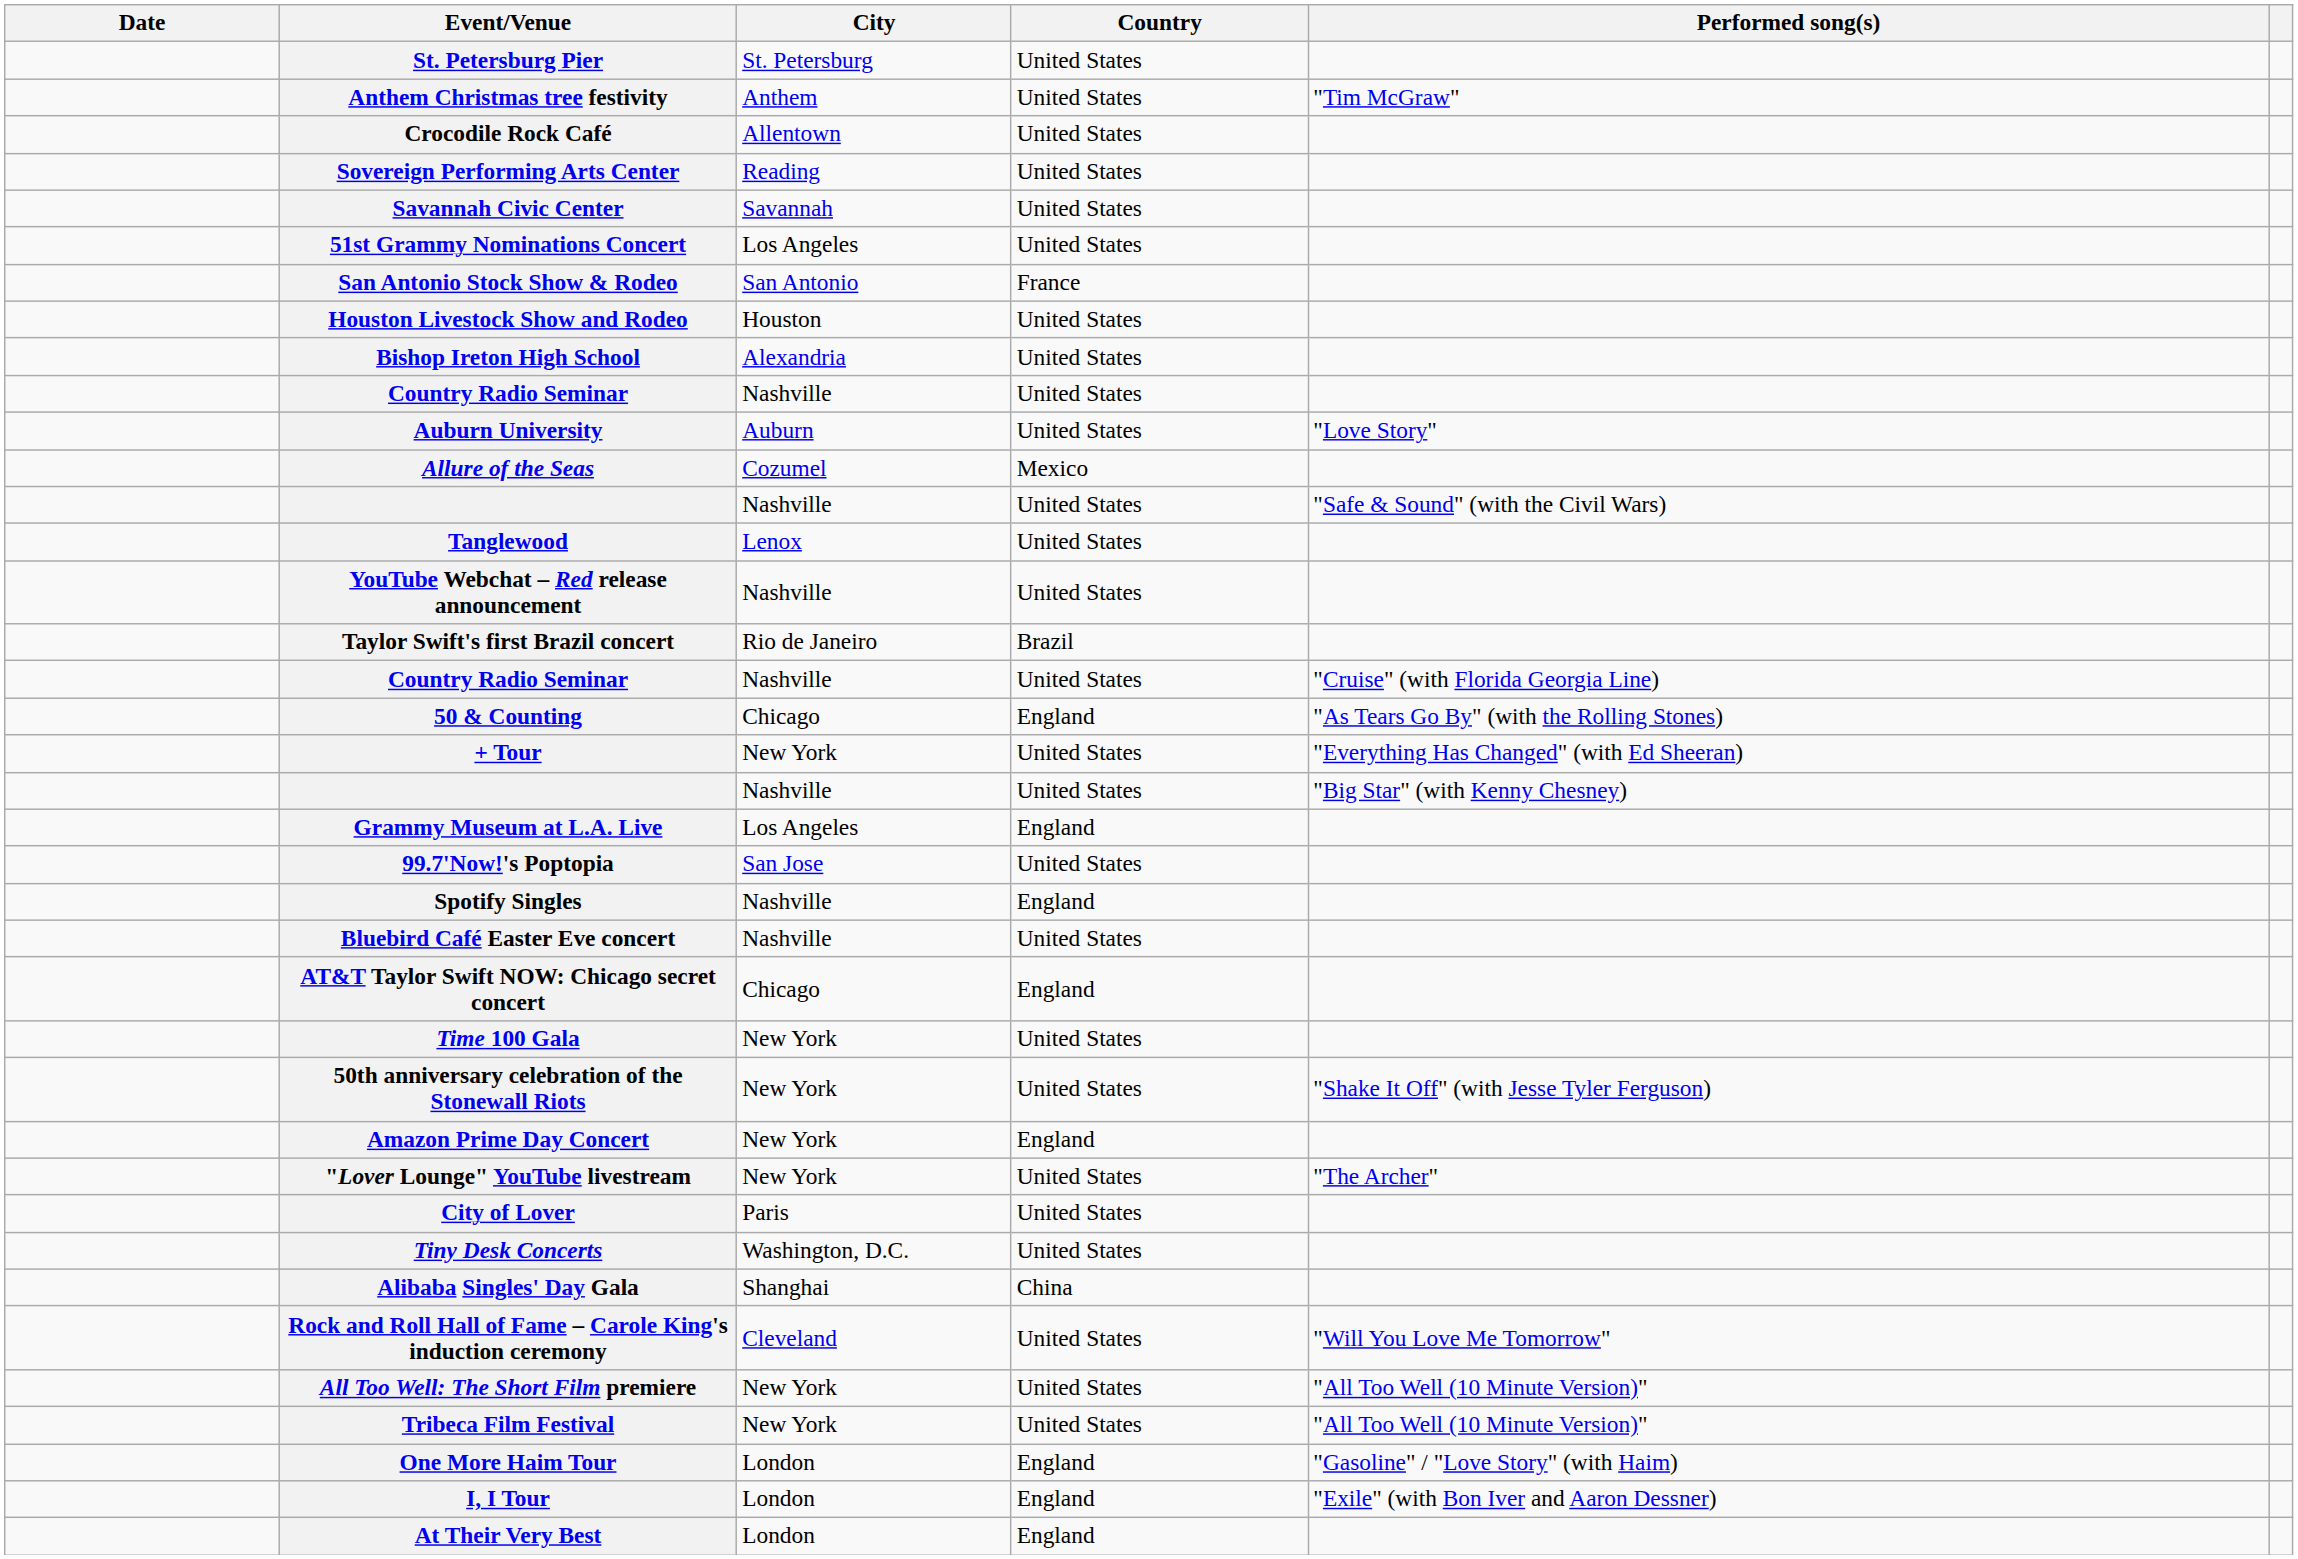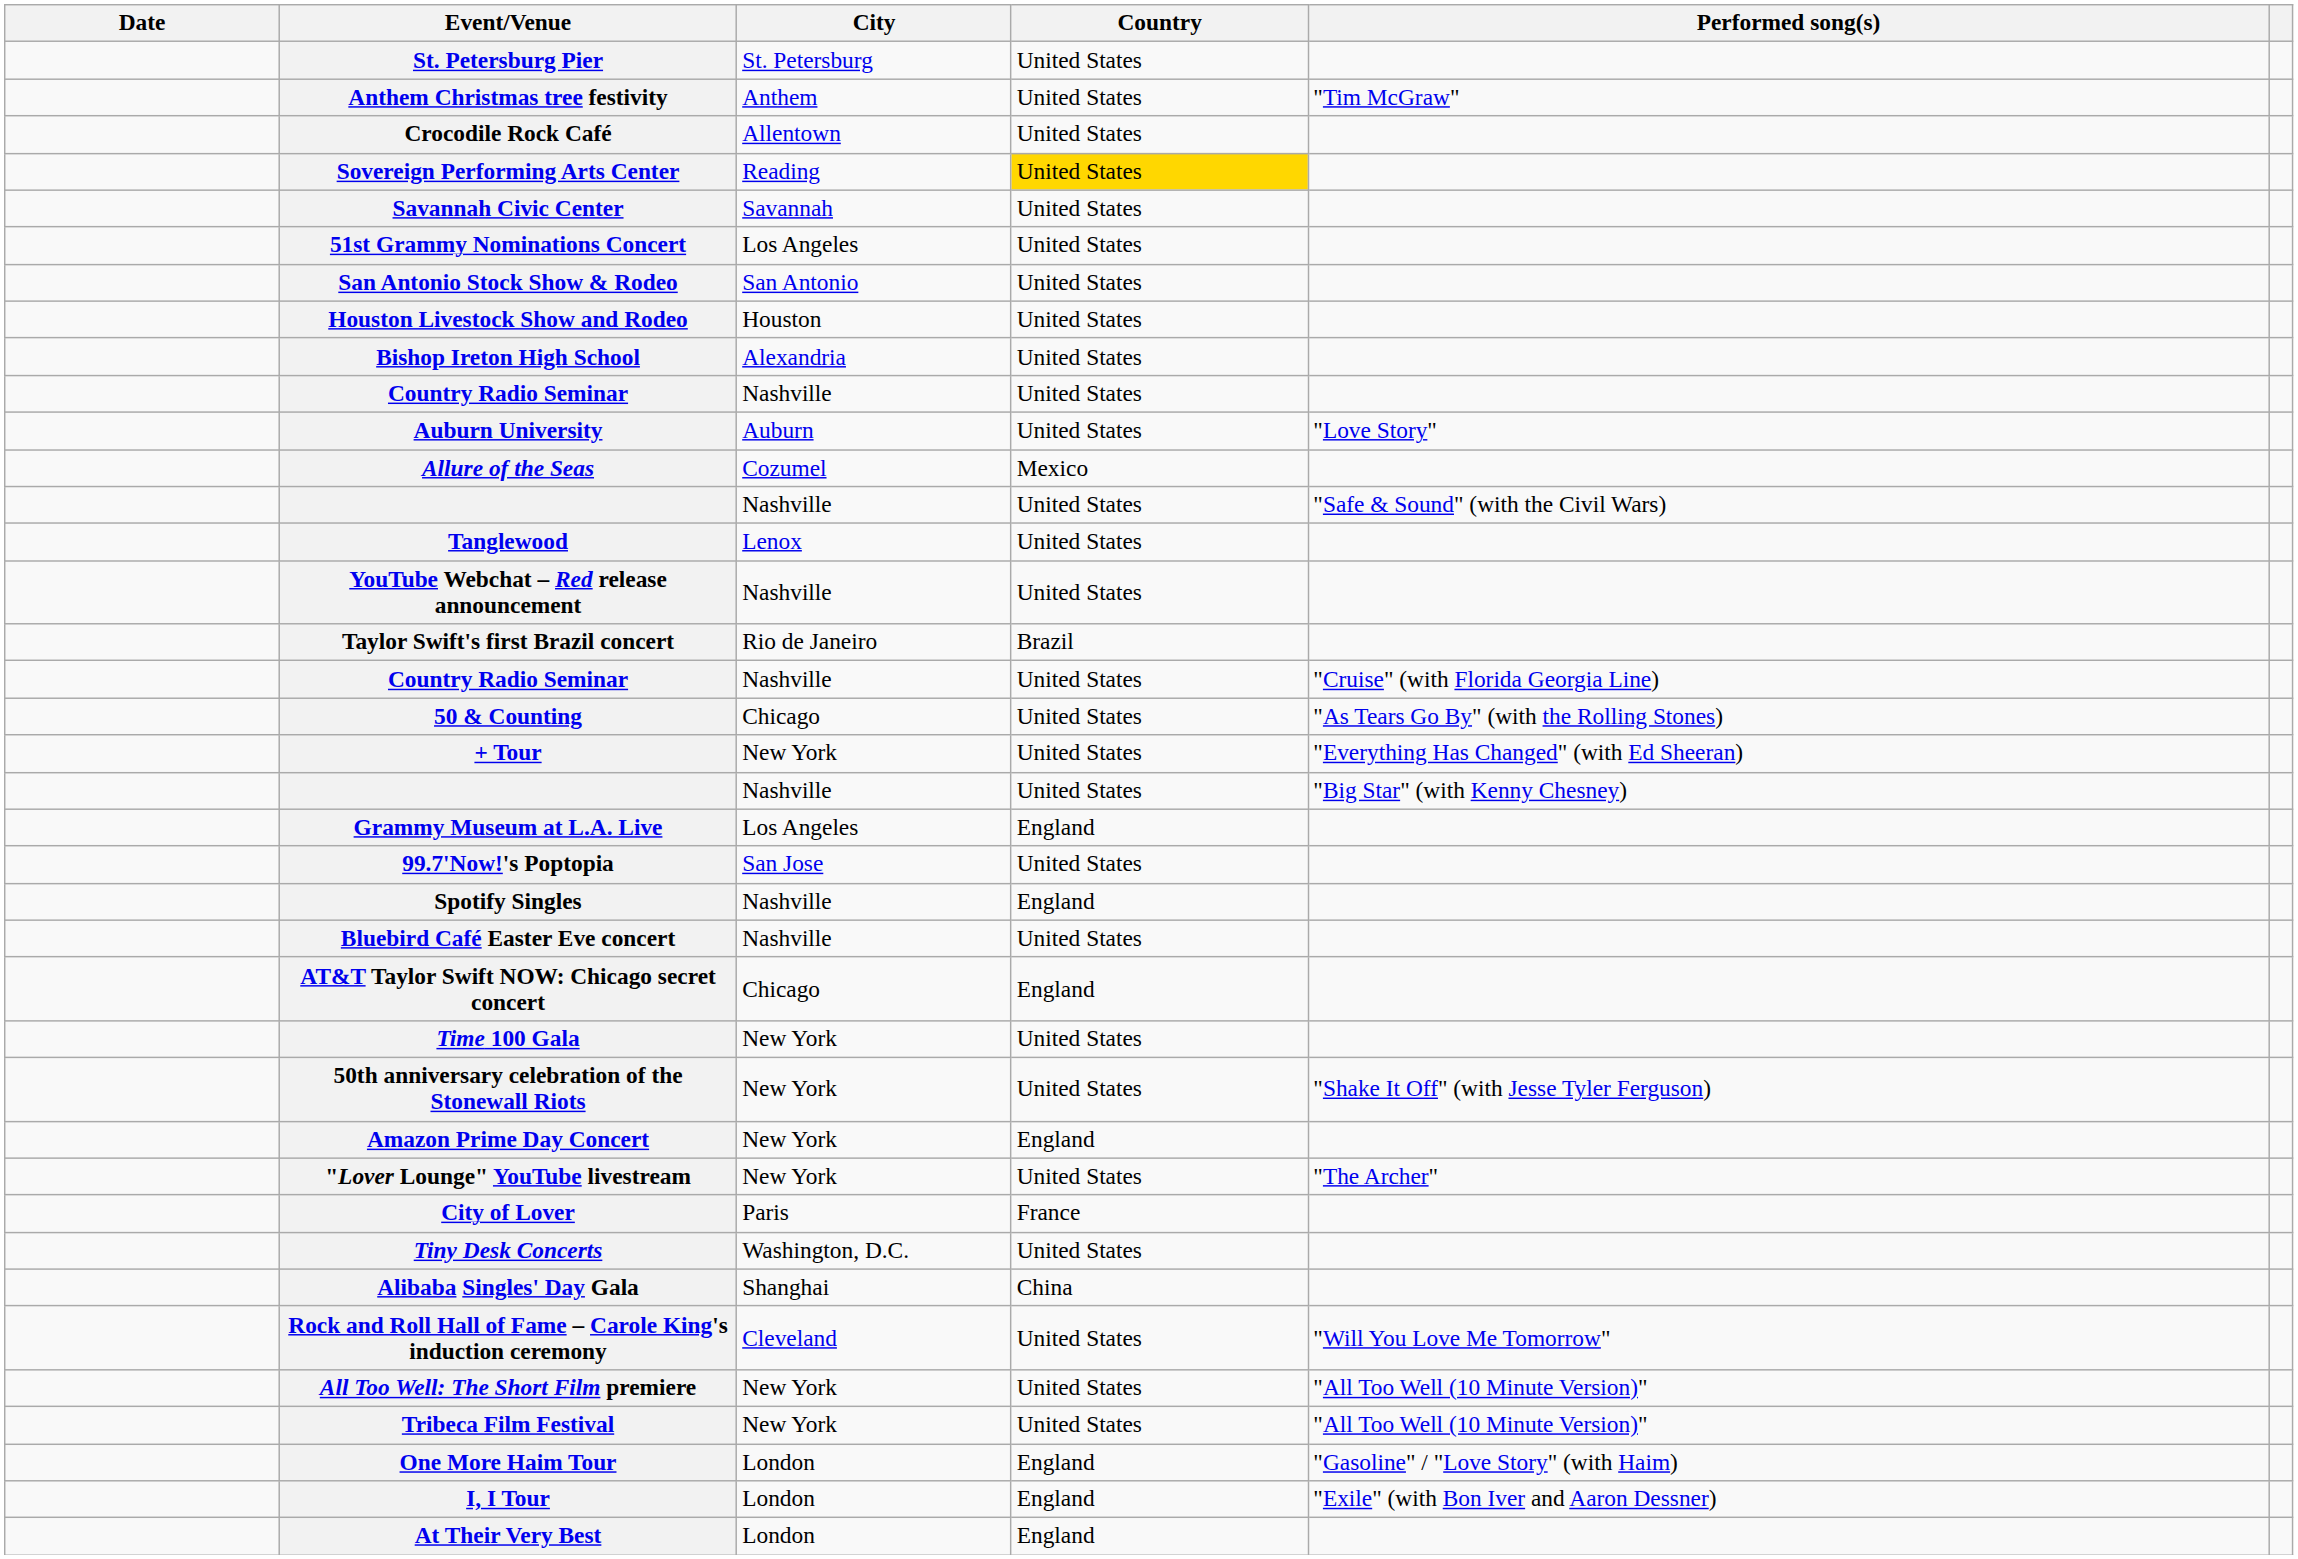(1079, 171) no background -> (1079, 171) gold background
(1048, 282) France -> (1079, 282) United States
(1056, 716) England -> (1079, 716) United States
(1079, 1213) United States -> (1048, 1213) France
